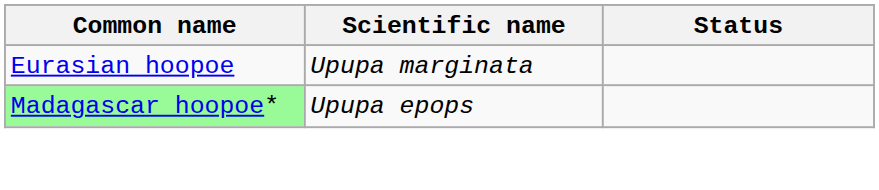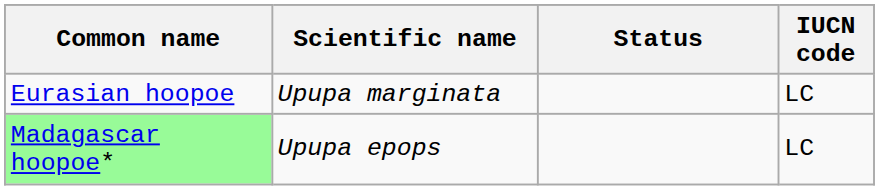+ column: (826, 40)
